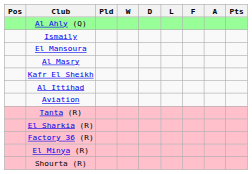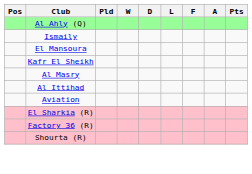rows swapped: (61, 62) <-> (61, 74)
- row: (61, 112)
- row: (61, 150)
